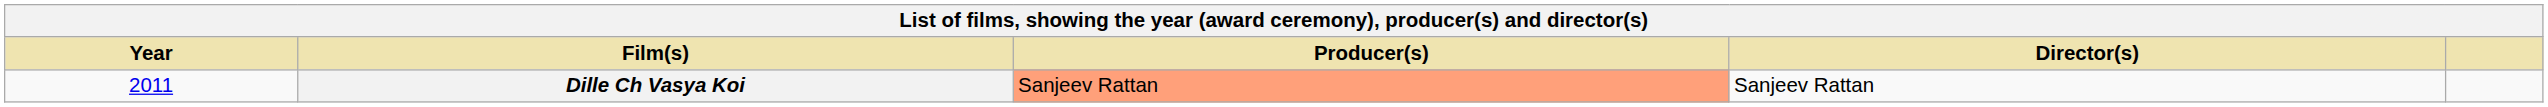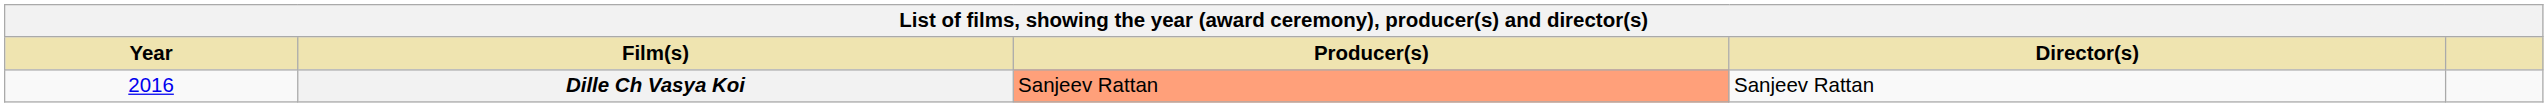(151, 85) 2011 -> (151, 85) 2016
